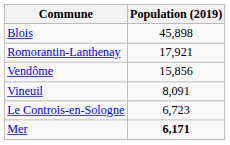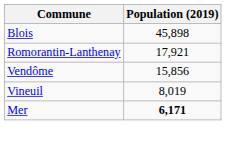(176, 91) 8,091 -> (172, 91) 8,019
- row: (66, 110)
